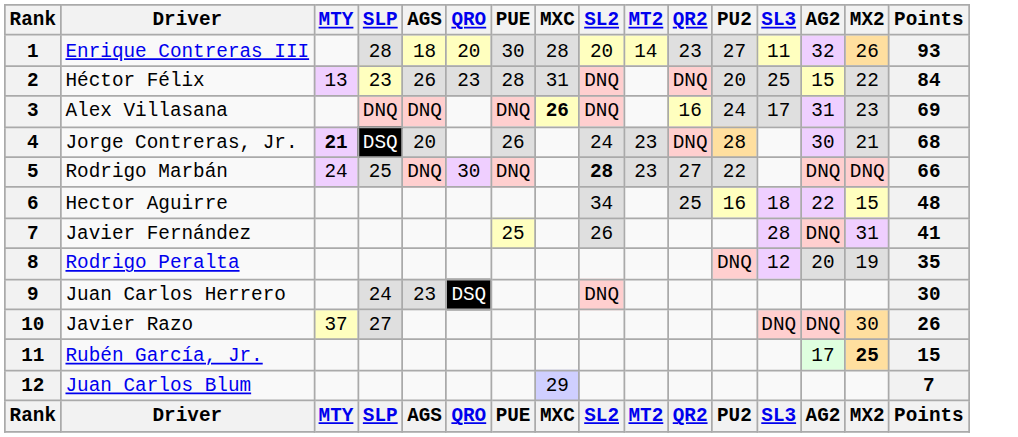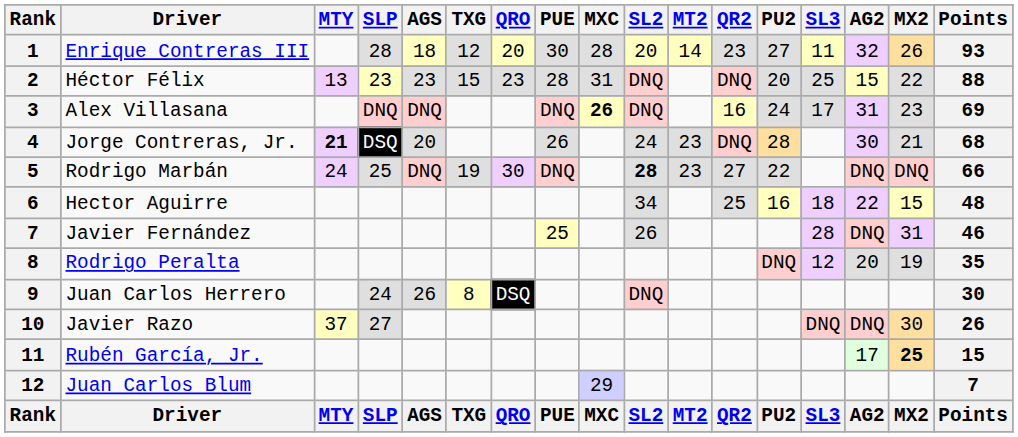+ column: (469, 20)
(425, 81) 26 -> (425, 81) 23
(929, 81) 84 -> (973, 81) 88
(929, 233) 41 -> (973, 233) 46
(425, 294) 23 -> (425, 294) 26
